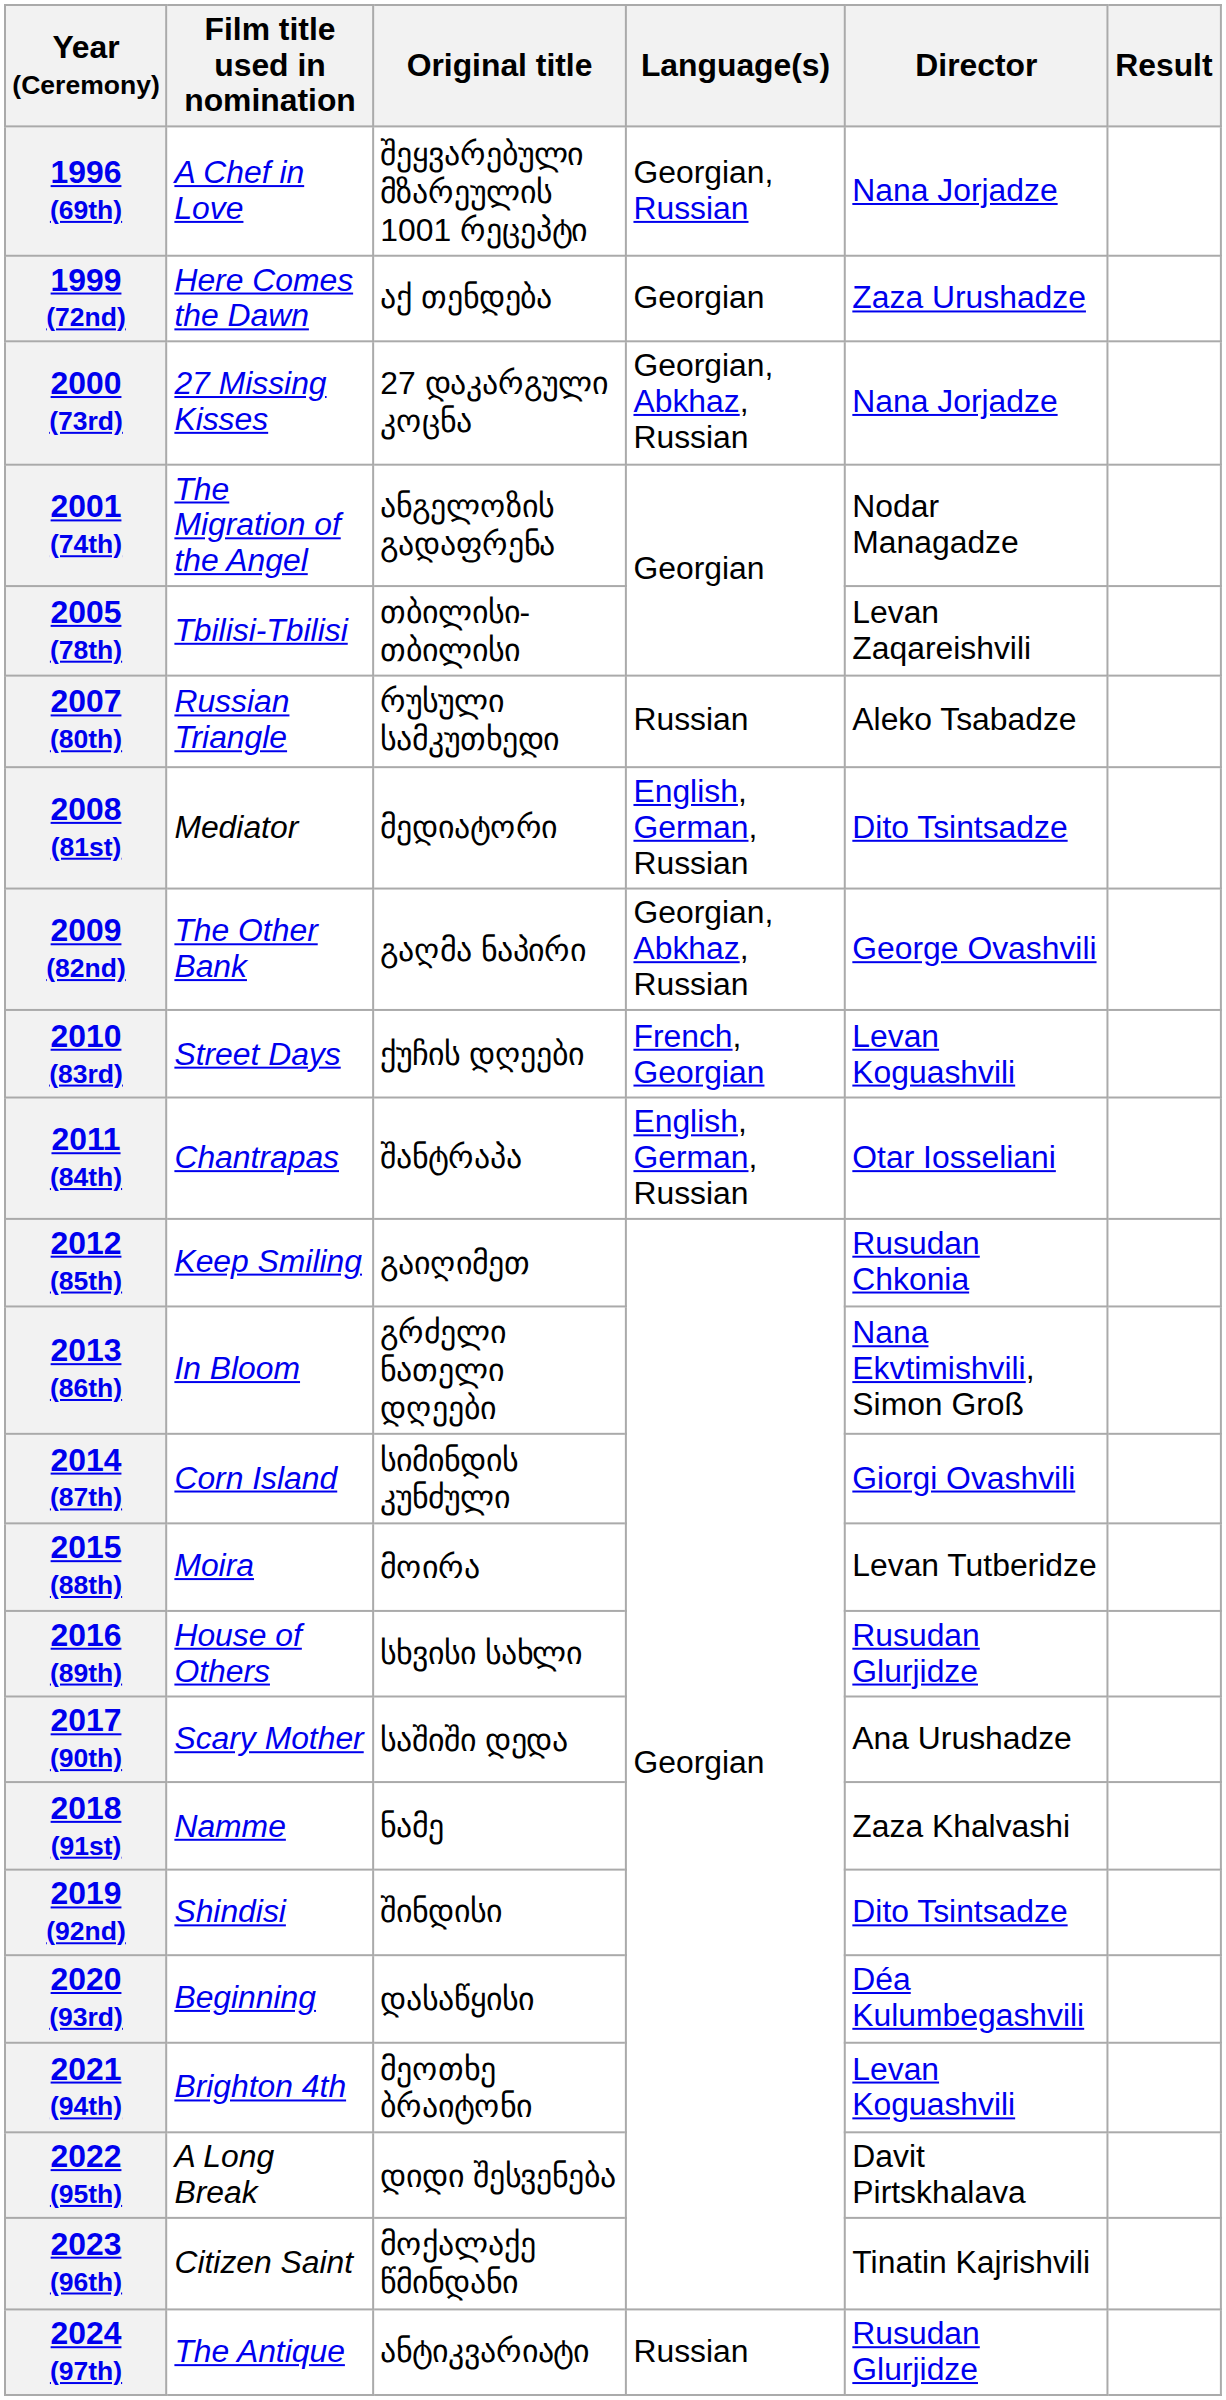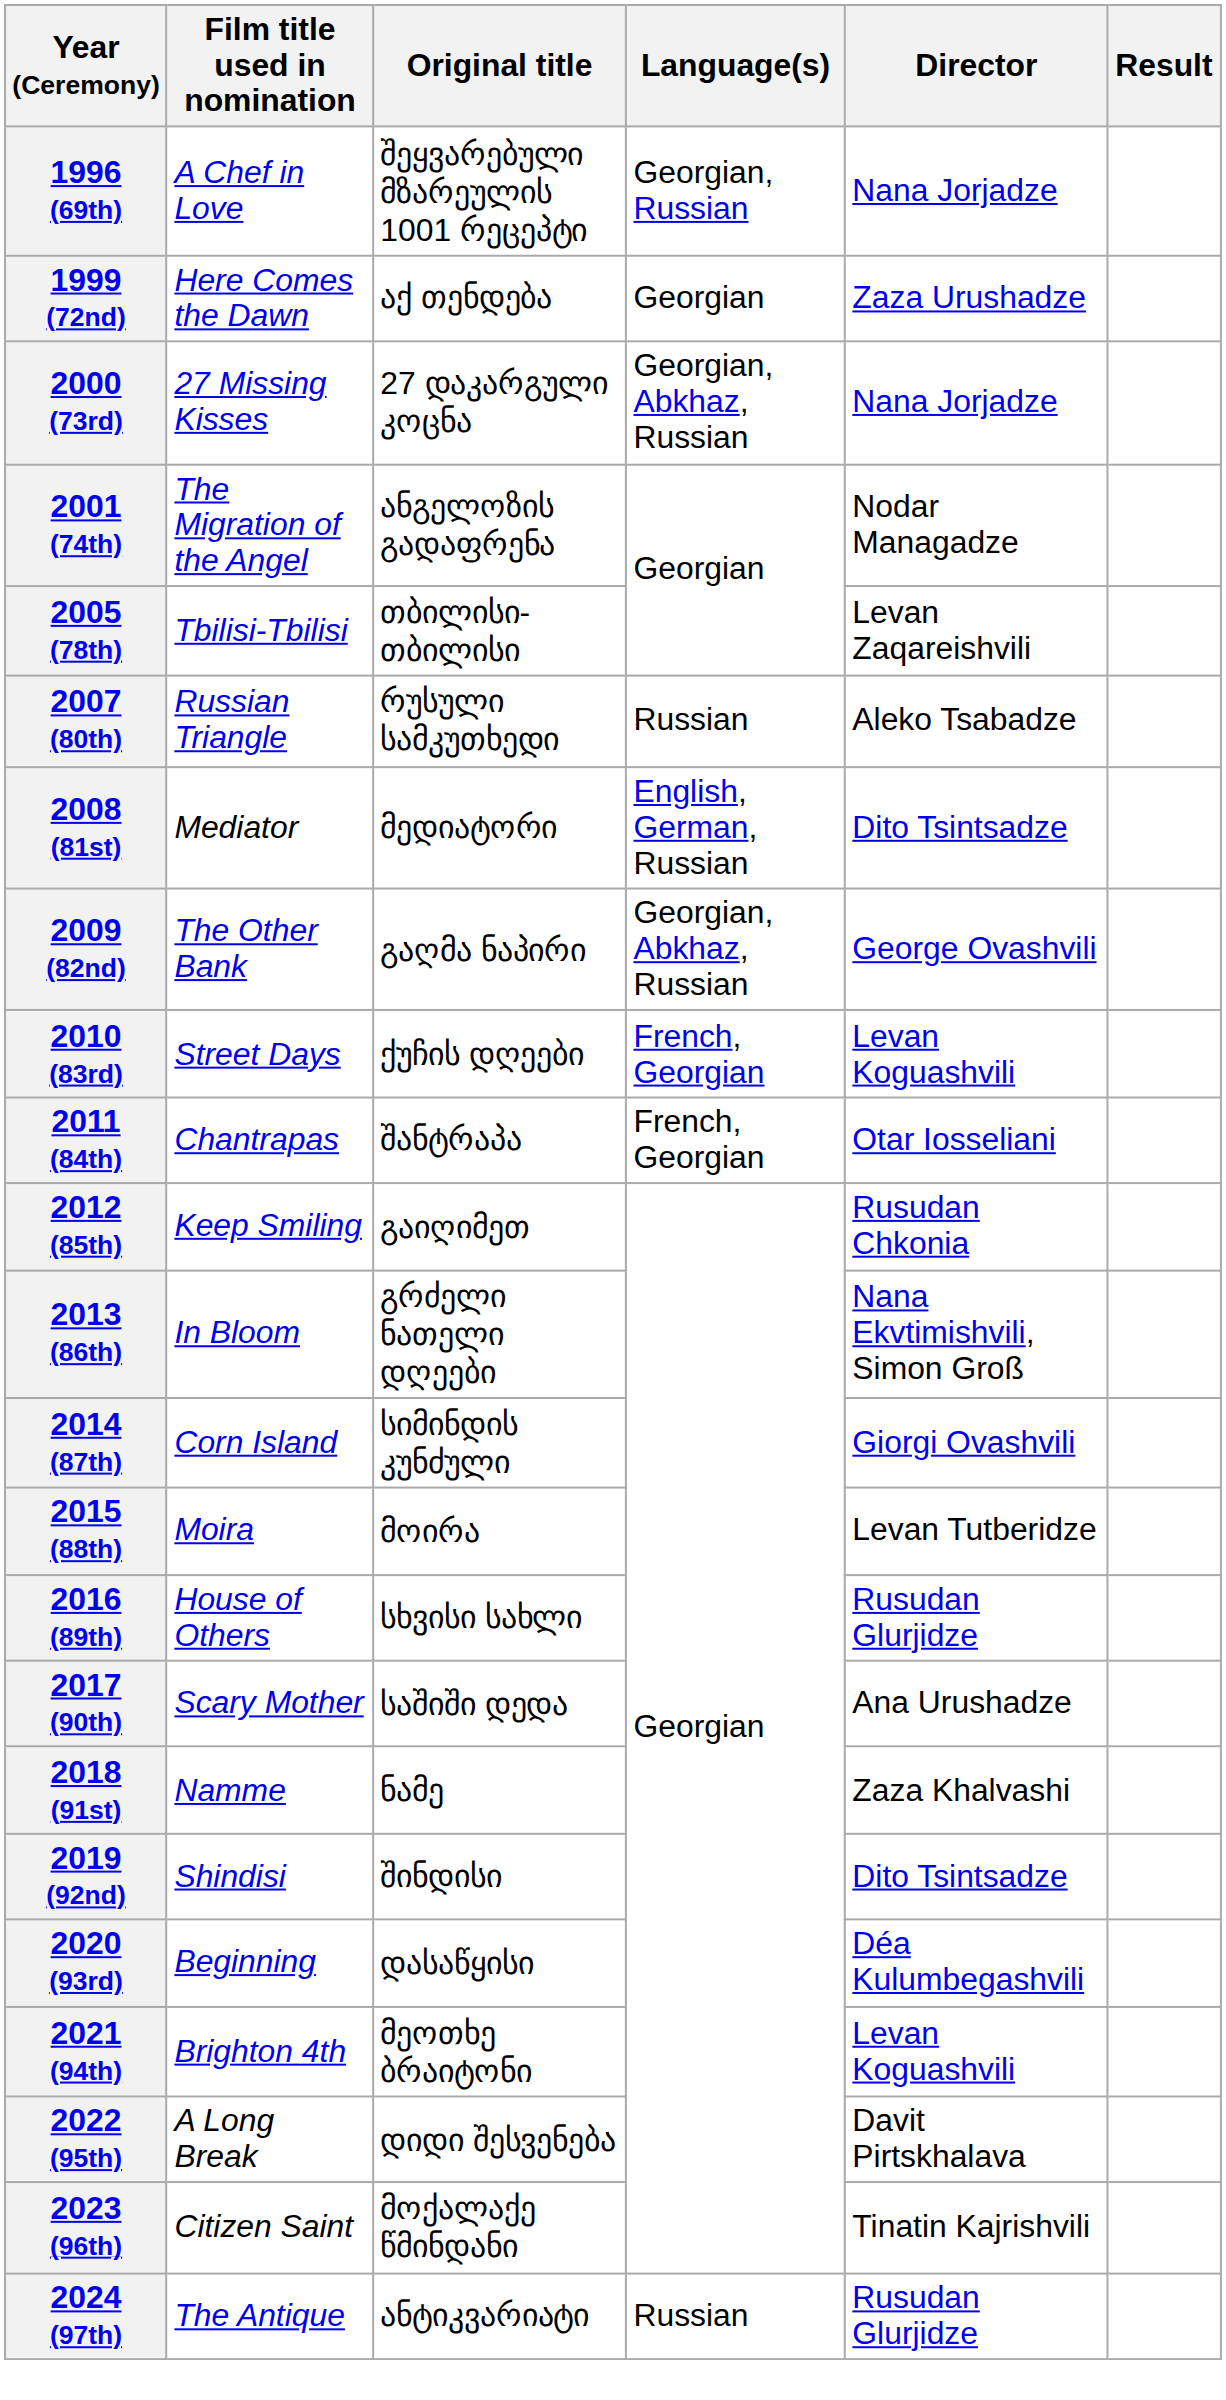(695, 1157) English, German, Russian -> (699, 1139) French, Georgian
